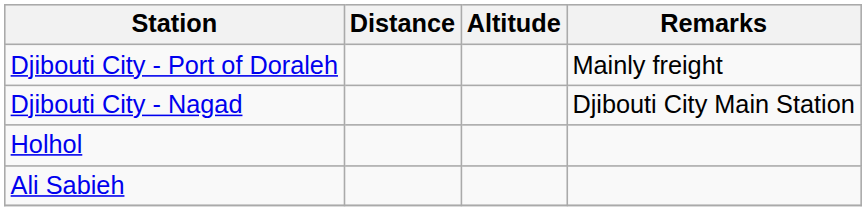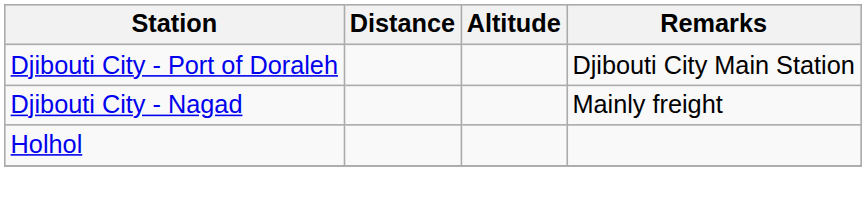(648, 64) Mainly freight -> (714, 64) Djibouti City Main Station
(714, 104) Djibouti City Main Station -> (648, 104) Mainly freight
- row: (68, 184)
